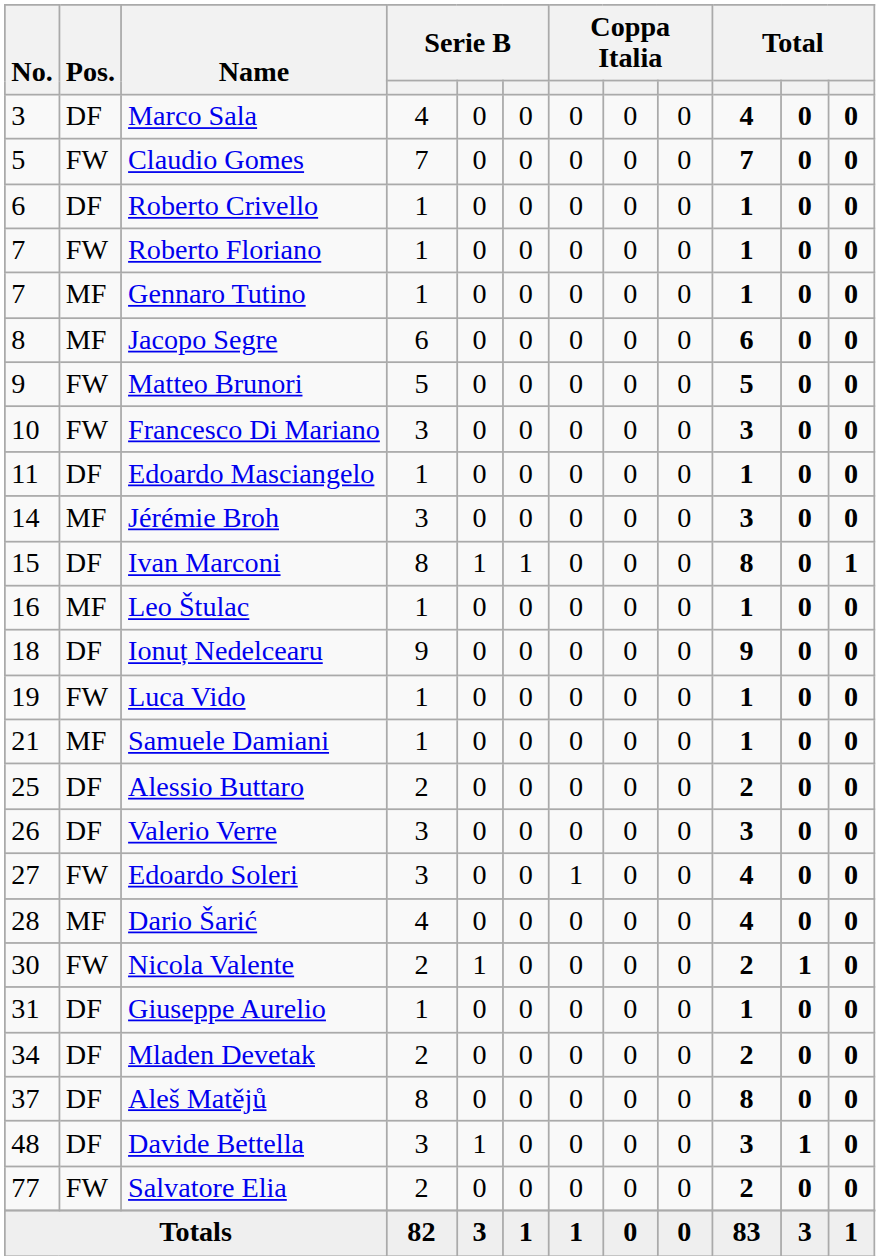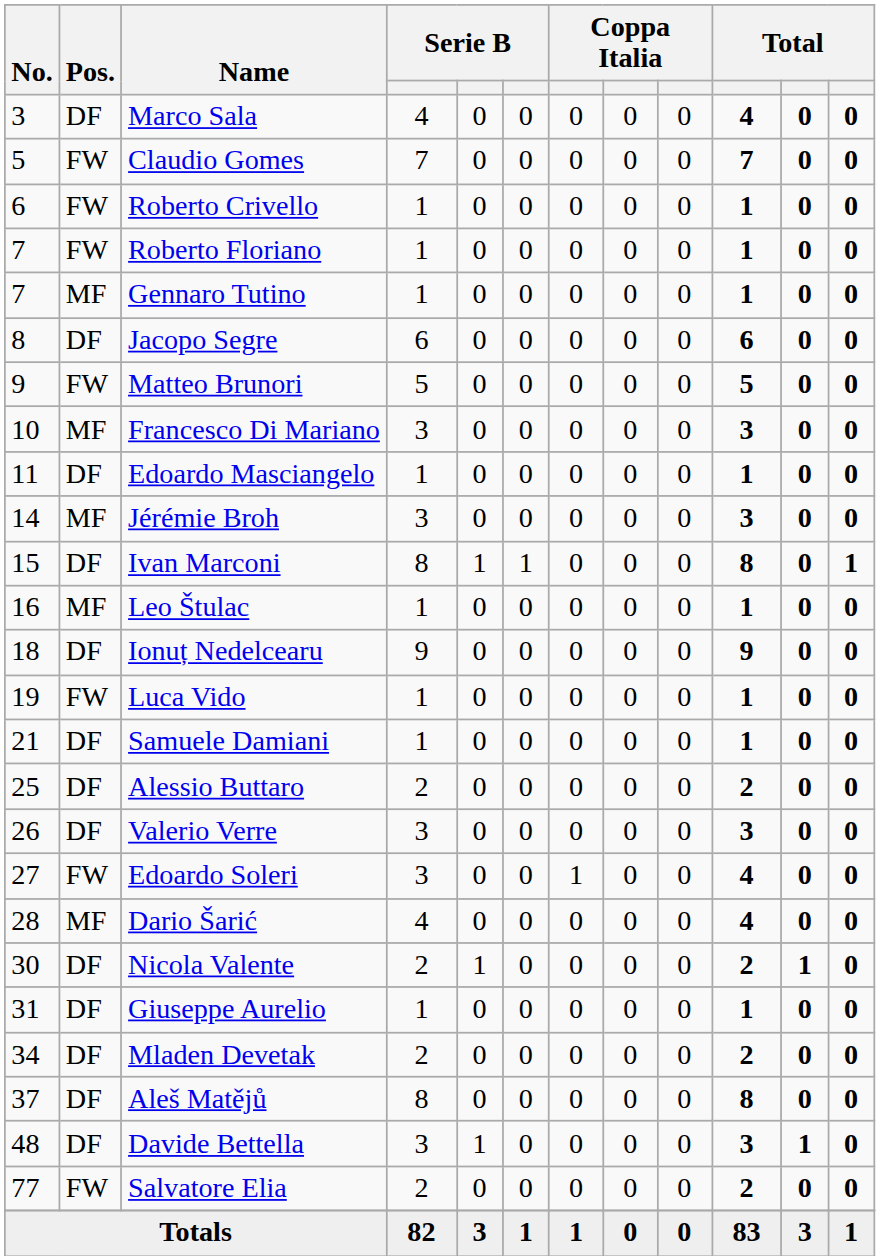(84, 205) DF -> (87, 205) FW
(86, 339) MF -> (84, 339) DF
(87, 428) FW -> (86, 428) MF
(86, 741) MF -> (84, 741) DF
(87, 964) FW -> (84, 964) DF
